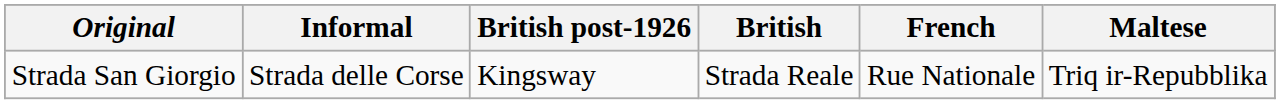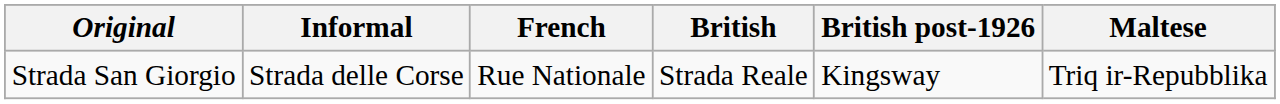columns swapped: (951, 27) <-> (584, 27)
